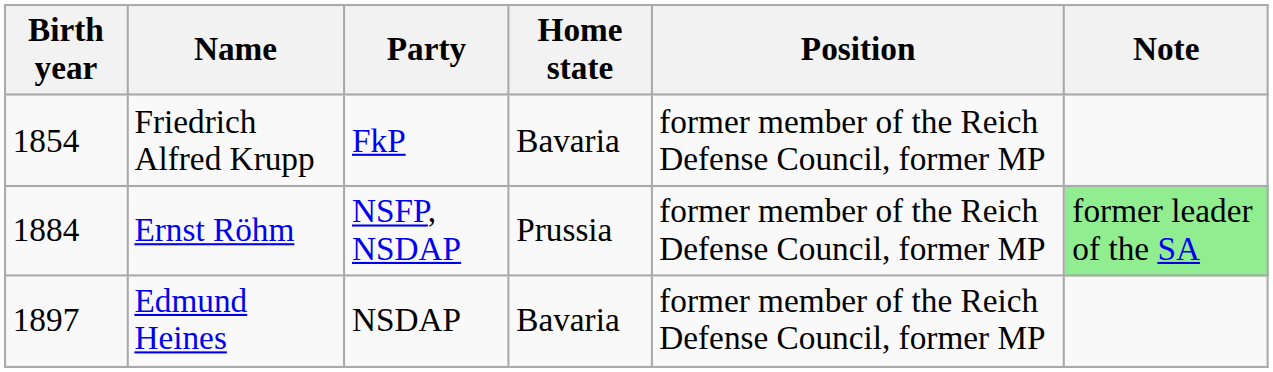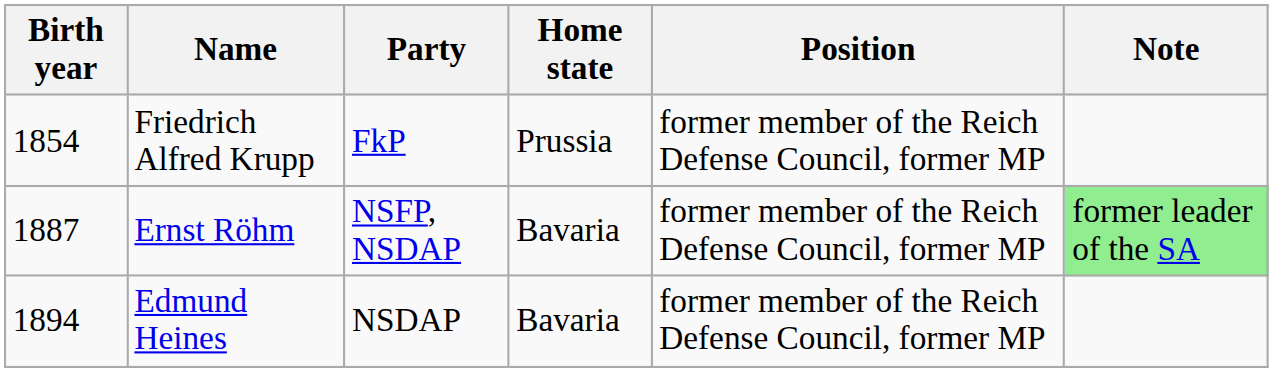(568, 139) Bavaria -> (564, 139) Prussia
(46, 230) 1884 -> (46, 230) 1887
(564, 230) Prussia -> (568, 230) Bavaria
(46, 320) 1897 -> (46, 320) 1894
